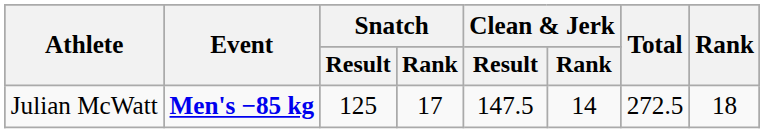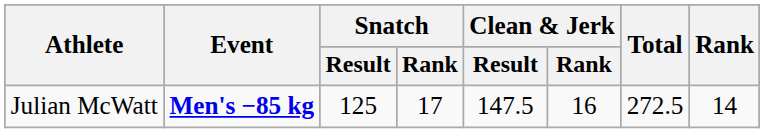(584, 106) 14 -> (584, 106) 16
(725, 106) 18 -> (725, 106) 14
